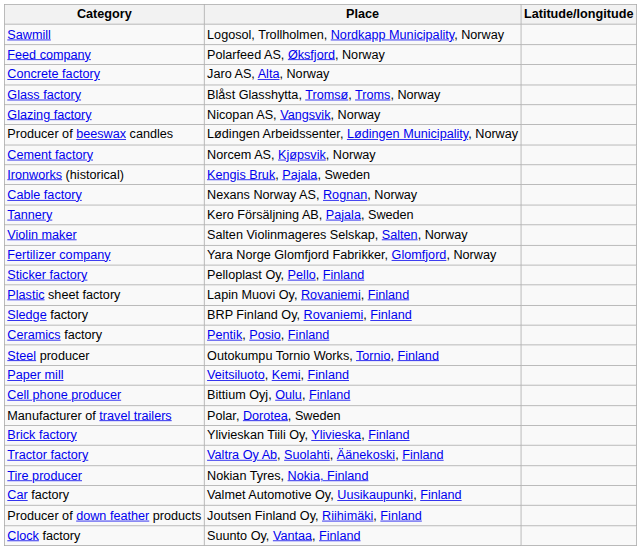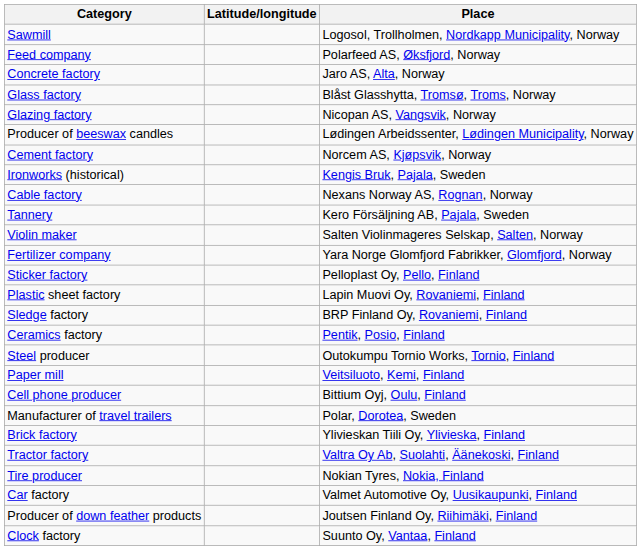columns swapped: (363, 14) <-> (579, 14)
